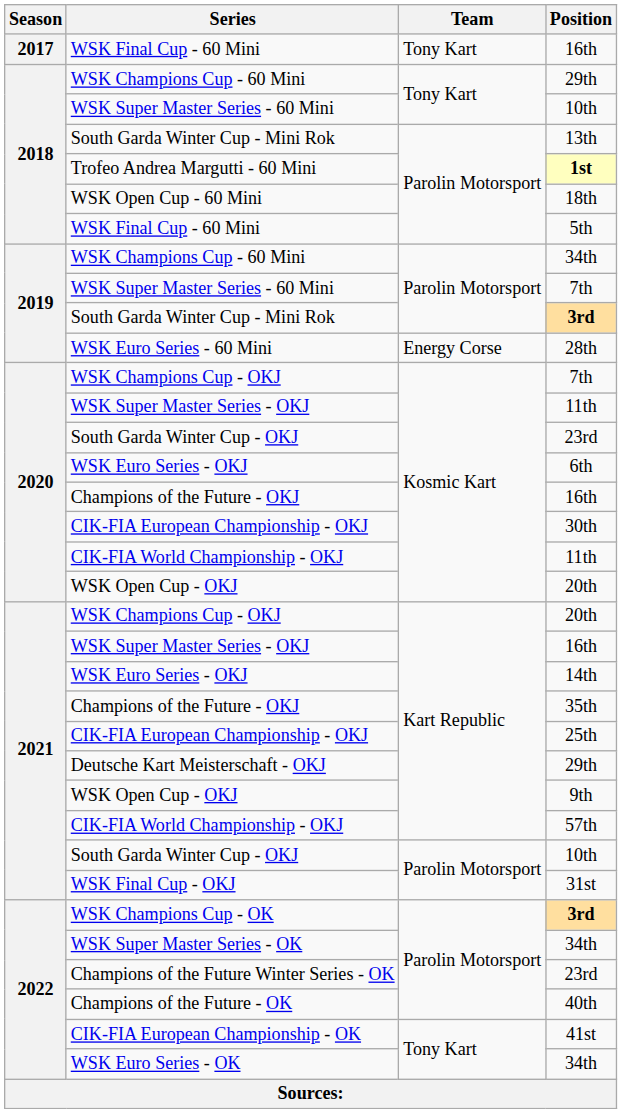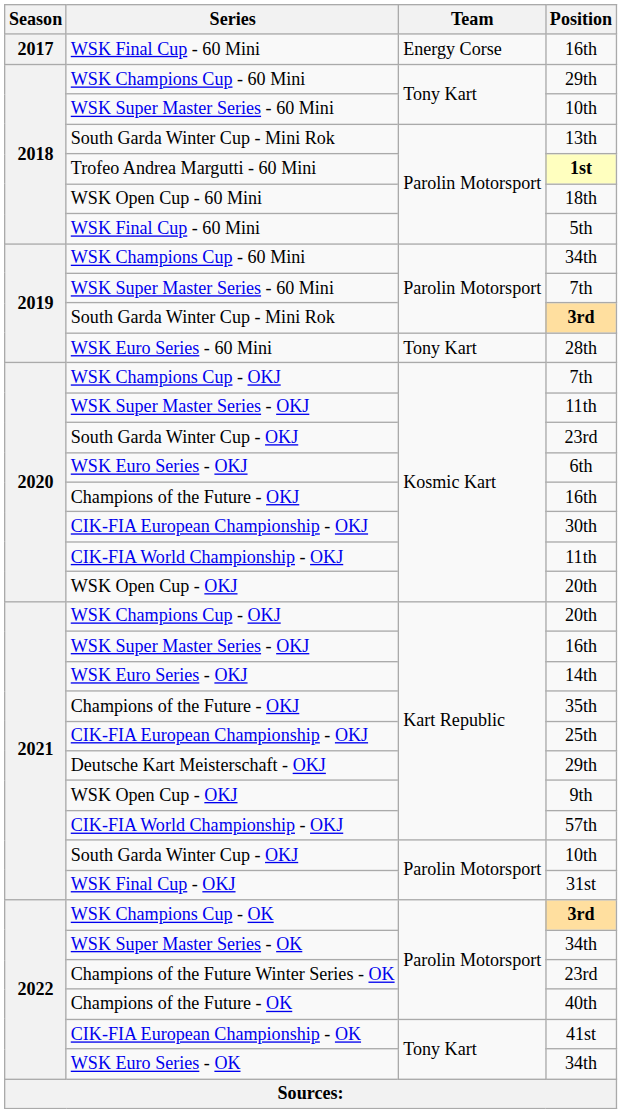(440, 48) Tony Kart -> (452, 48) Energy Corse
(452, 347) Energy Corse -> (440, 347) Tony Kart
